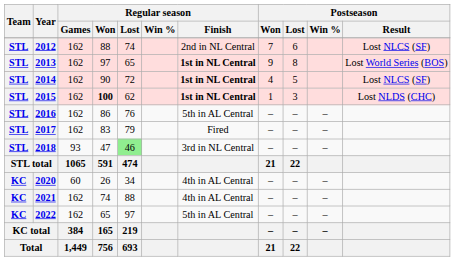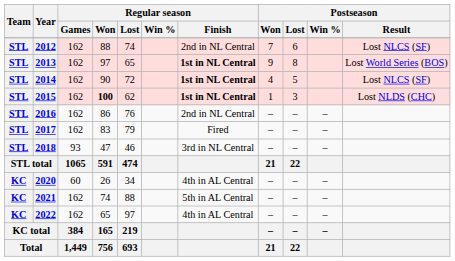(218, 113) 5th in AL Central -> (218, 113) 2nd in NL Central
(130, 147) lightgreen background -> (130, 147) no background
(218, 197) 4th in AL Central -> (218, 197) 5th in AL Central
(218, 214) 5th in AL Central -> (218, 214) 4th in AL Central
